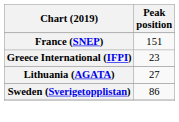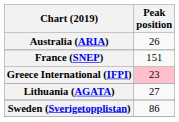+ row: (69, 41)
(154, 58) no background -> (154, 74) pink background
